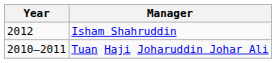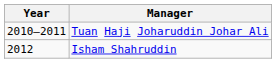rows swapped: (170, 49) <-> (124, 31)
